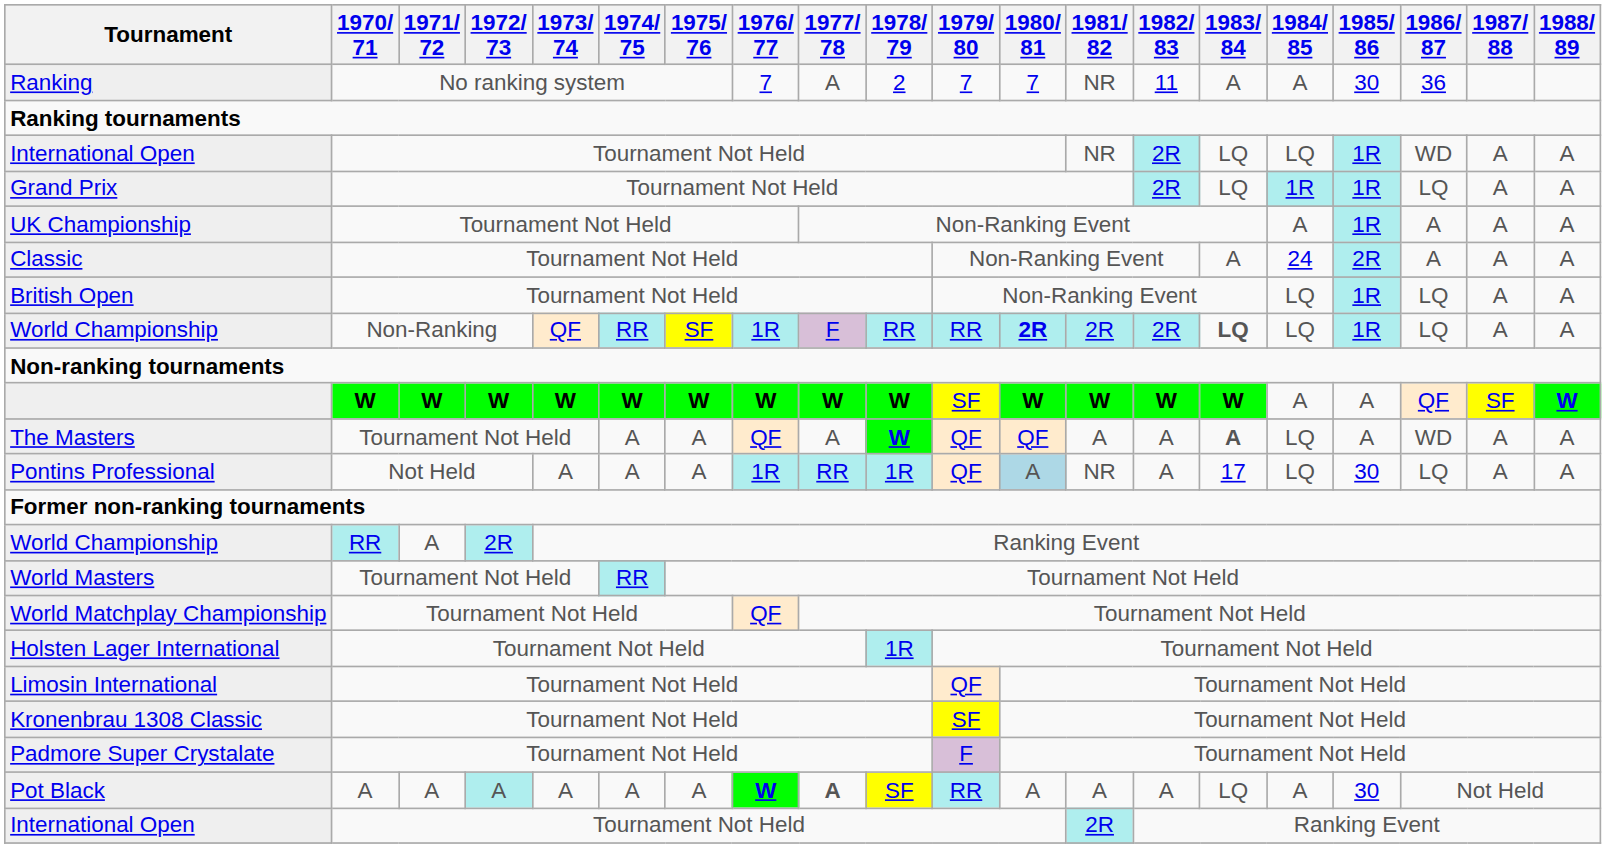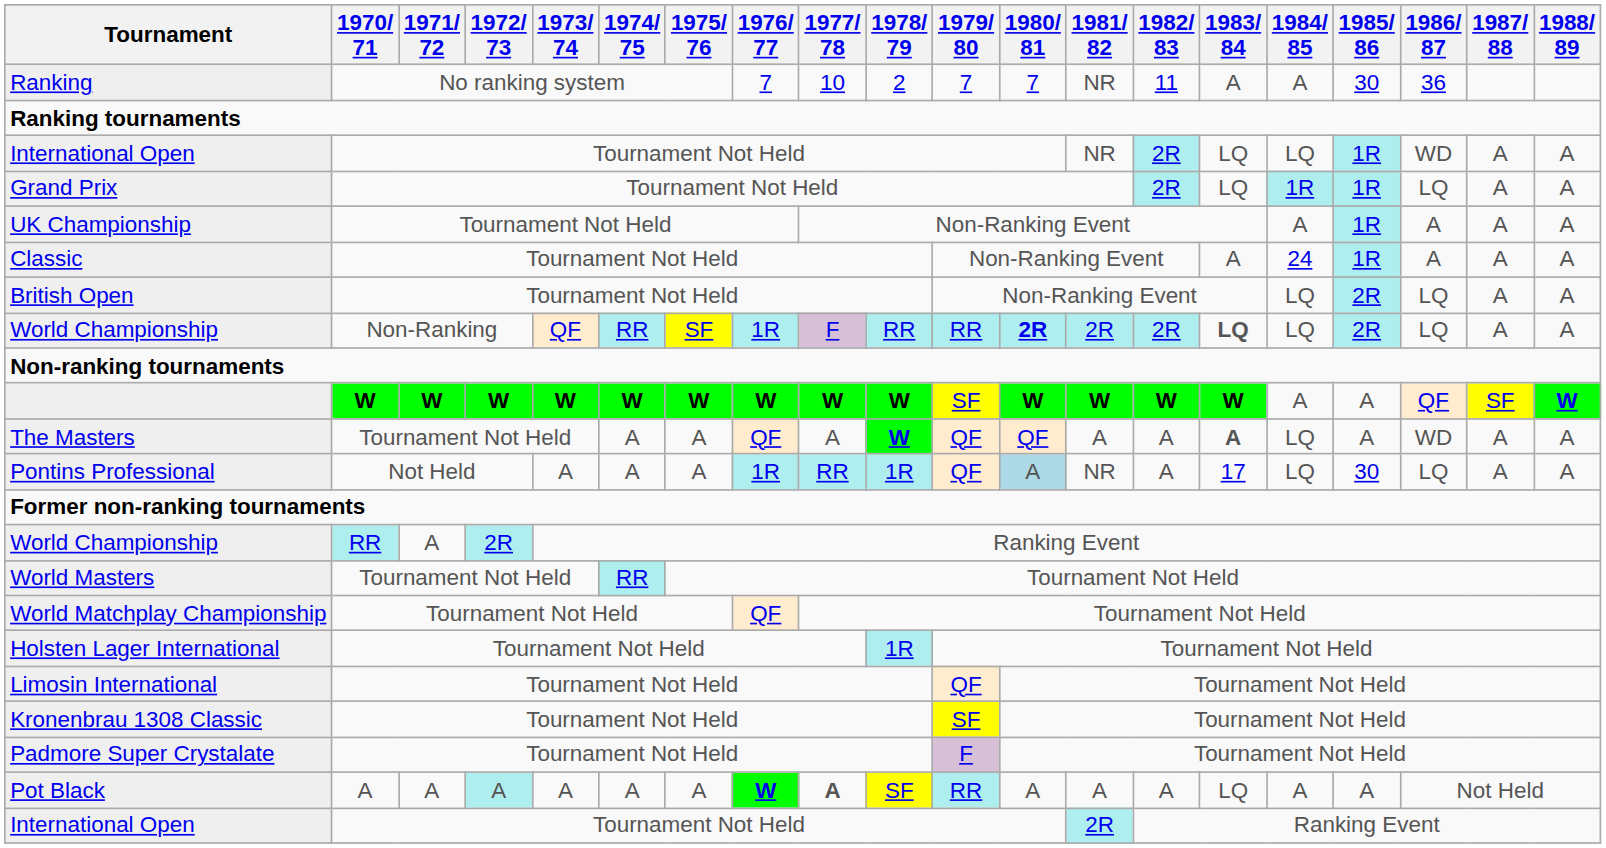(832, 82) A -> (833, 82) 10
(1367, 259) 2R -> (1367, 259) 1R
(1367, 294) 1R -> (1367, 294) 2R
(1367, 330) 1R -> (1367, 330) 2R
(1367, 790) 30 -> (1367, 790) A
